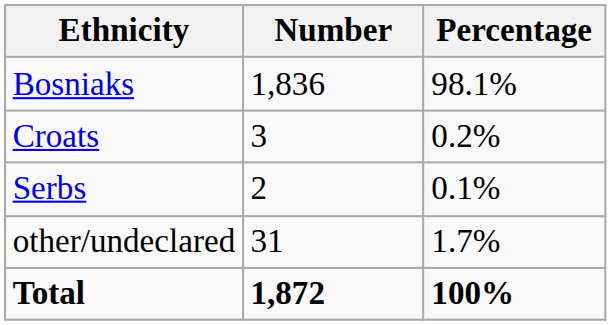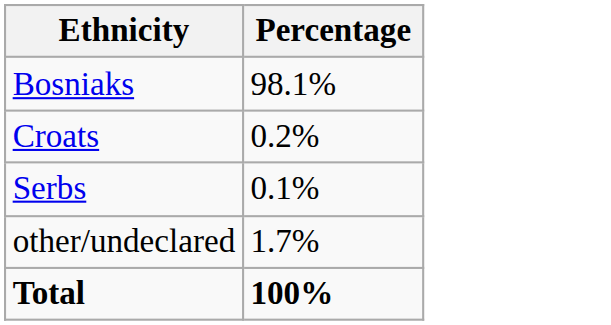- column: (333, 30)
